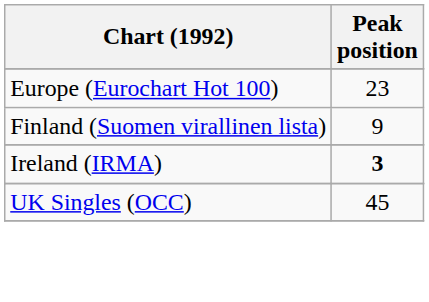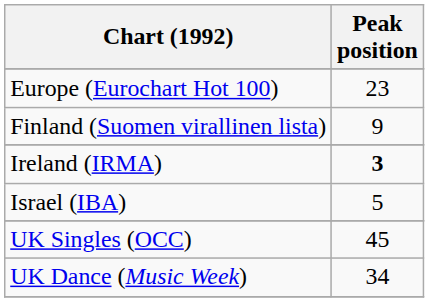+ row: (68, 201)
+ row: (129, 277)
